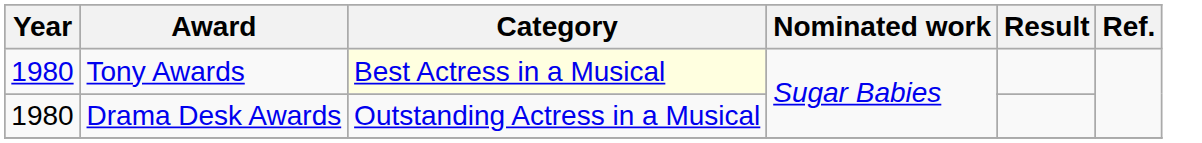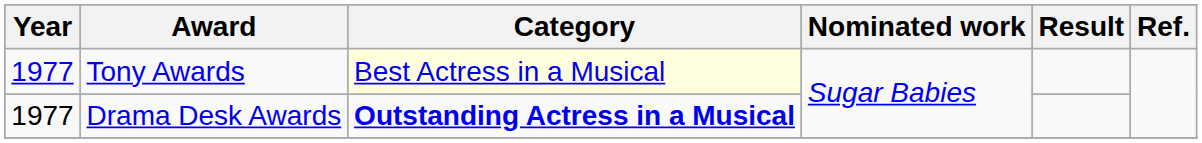(42, 71) 1980 -> (42, 71) 1977
(42, 115) 1980 -> (42, 115) 1977
(557, 115) normal -> (575, 115) bold
